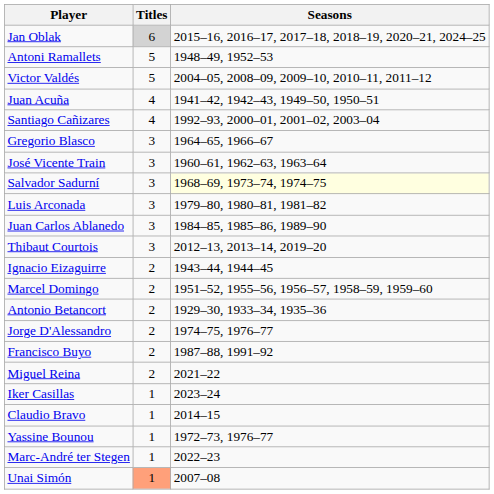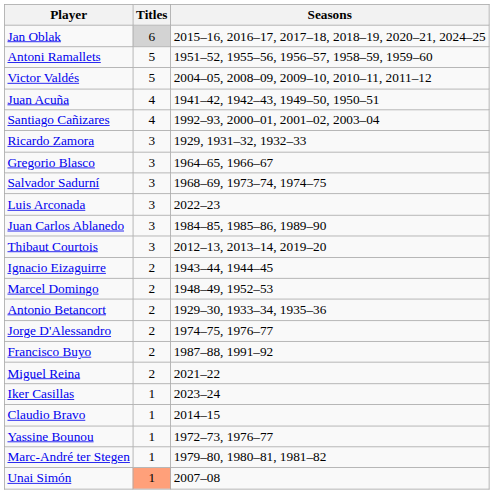(223, 57) 1948–49, 1952–53 -> (303, 57) 1951–52, 1955–56, 1956–57, 1958–59, 1959–60
+ row: (51, 141)
- row: (56, 162)
(250, 183) lightyellow background -> (250, 183) no background
(250, 204) 1979–80, 1980–81, 1981–82 -> (197, 204) 2022–23
(303, 288) 1951–52, 1955–56, 1956–57, 1958–59, 1959–60 -> (223, 288) 1948–49, 1952–53
(197, 457) 2022–23 -> (250, 457) 1979–80, 1980–81, 1981–82
